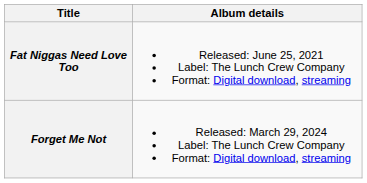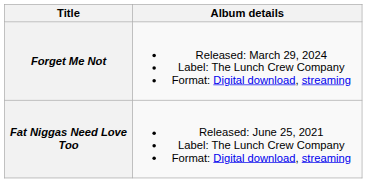rows swapped: (69, 61) <-> (69, 139)
